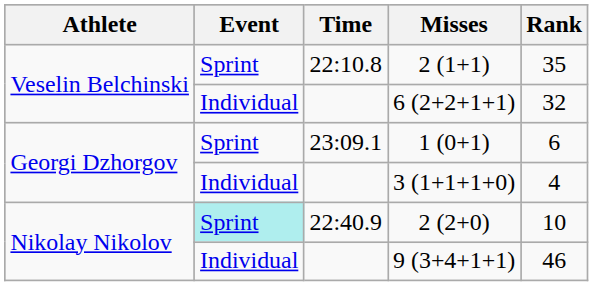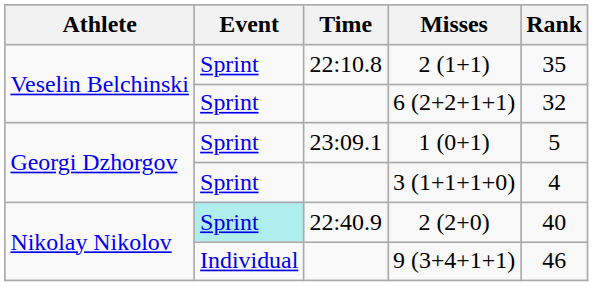(249, 103) Individual -> (229, 103) Sprint
(554, 142) 6 -> (554, 142) 5
(249, 182) Individual -> (229, 182) Sprint
(554, 221) 10 -> (554, 221) 40
